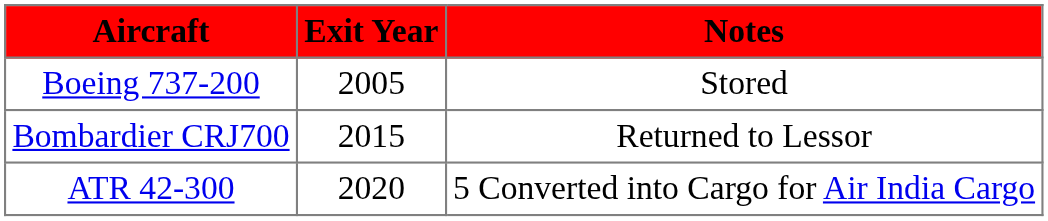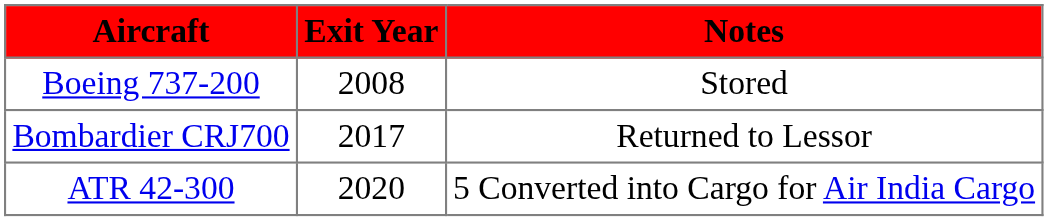(371, 83) 2005 -> (371, 83) 2008
(371, 135) 2015 -> (371, 135) 2017
